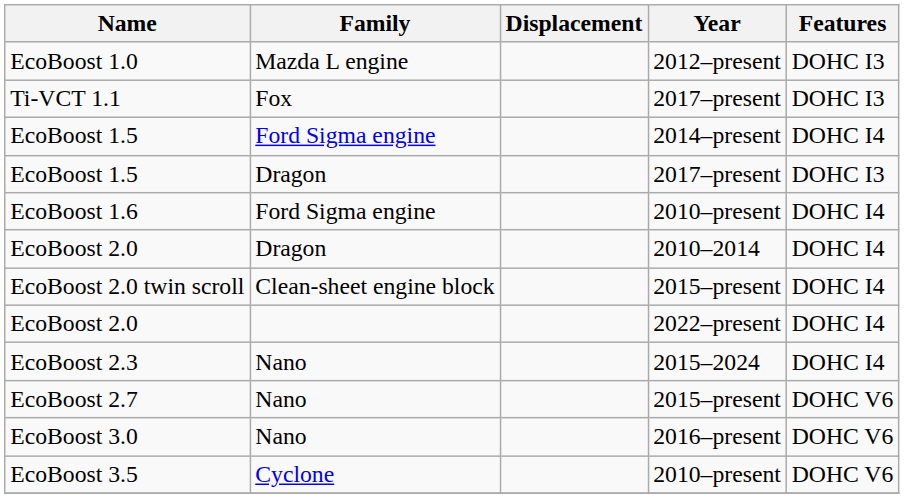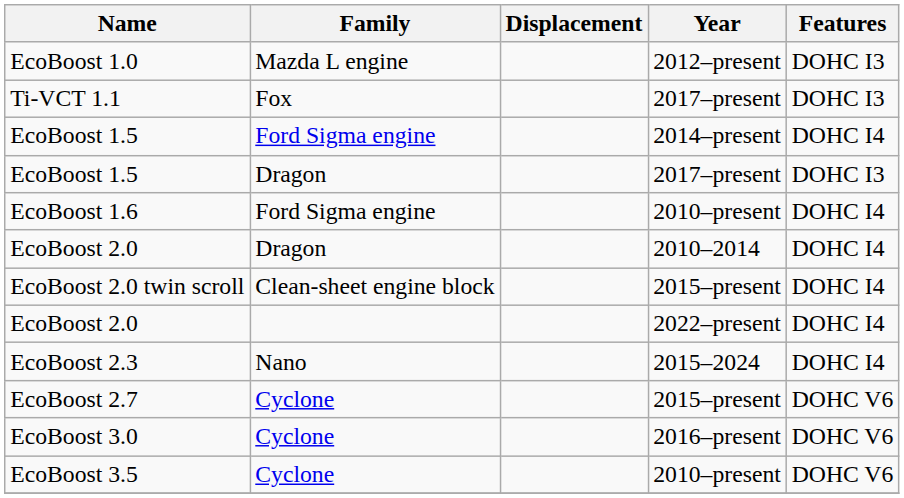(281, 398) Nano -> (295, 398) Cyclone
(281, 436) Nano -> (295, 436) Cyclone
